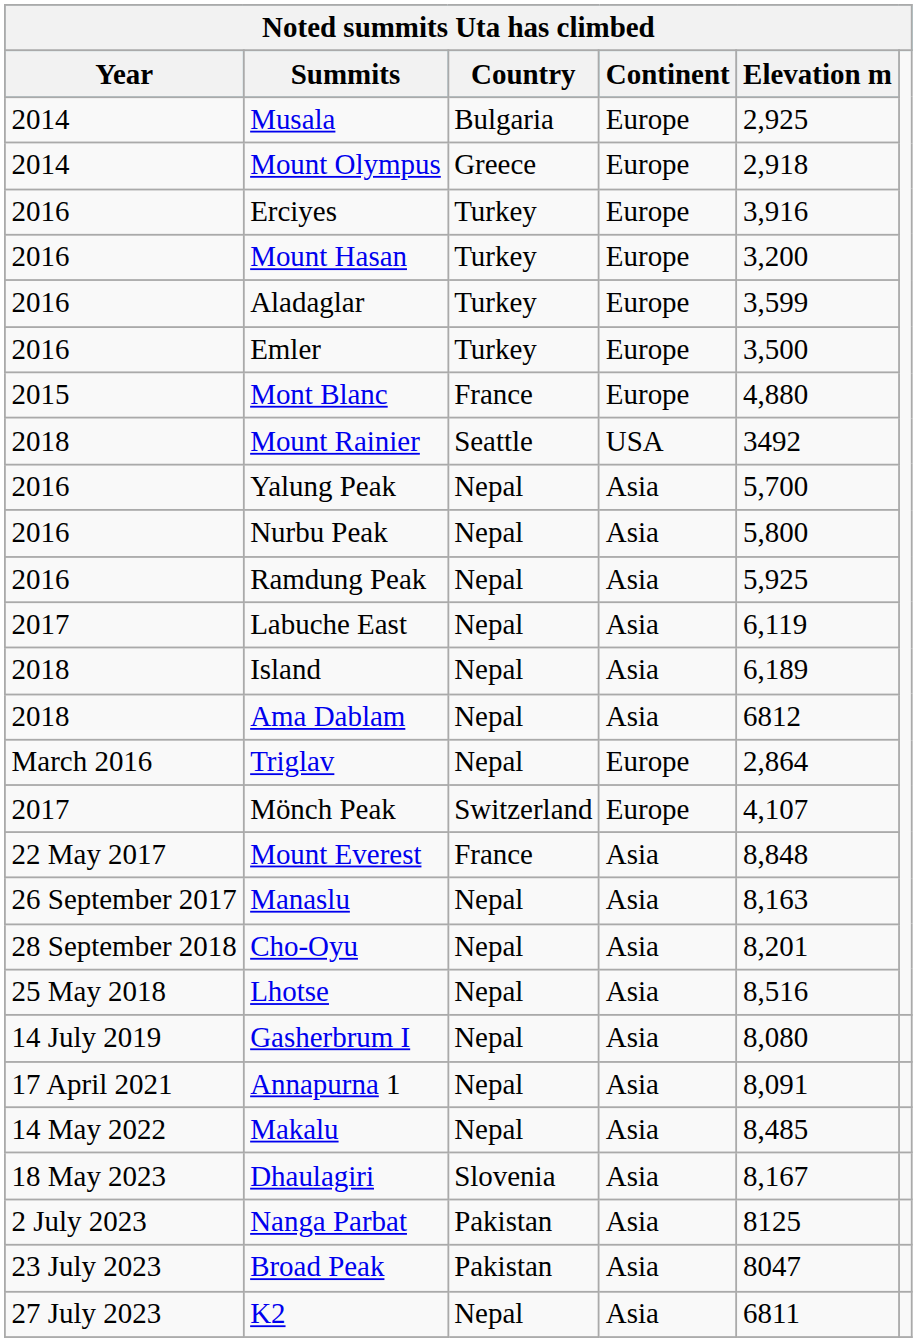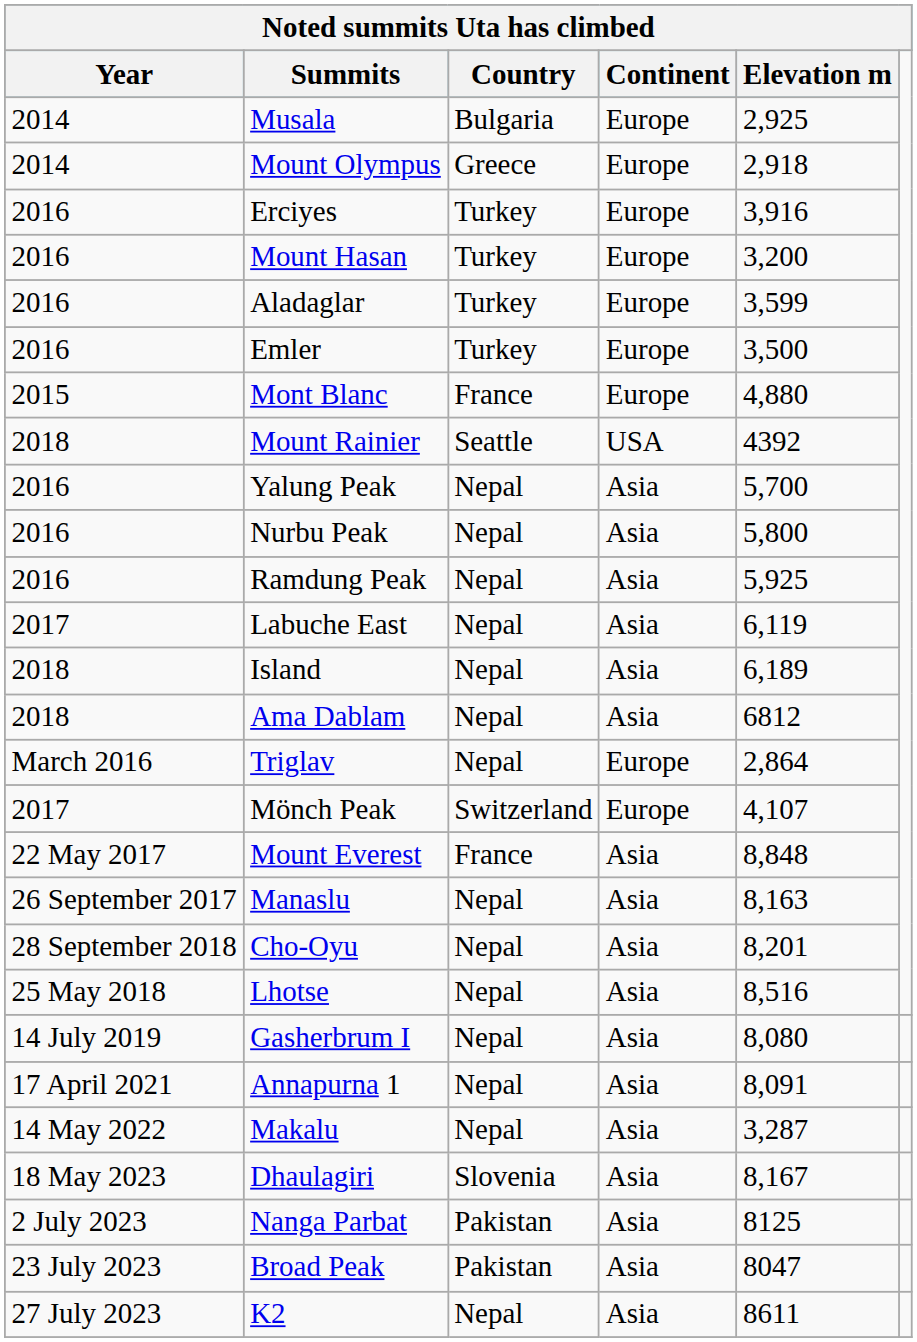(772, 440) 3492 -> (772, 440) 4392
(776, 1129) 8,485 -> (776, 1129) 3,287
(771, 1313) 6811 -> (771, 1313) 8611
